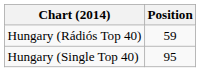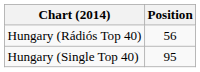(170, 35) 59 -> (170, 35) 56
